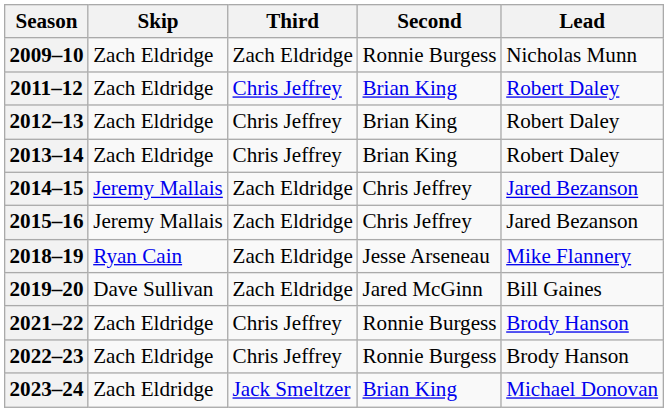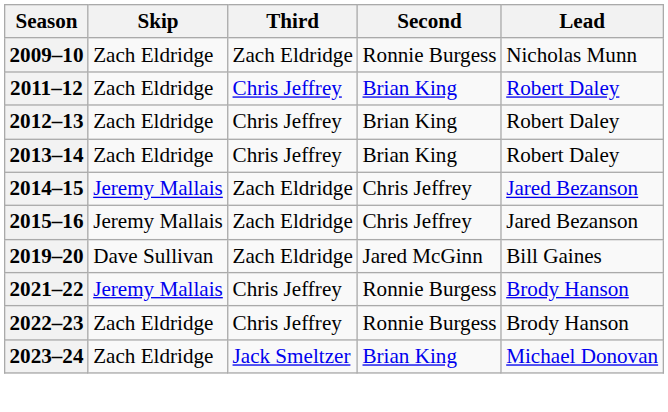- row: (46, 255)
(153, 322) Zach Eldridge -> (158, 289) Jeremy Mallais
